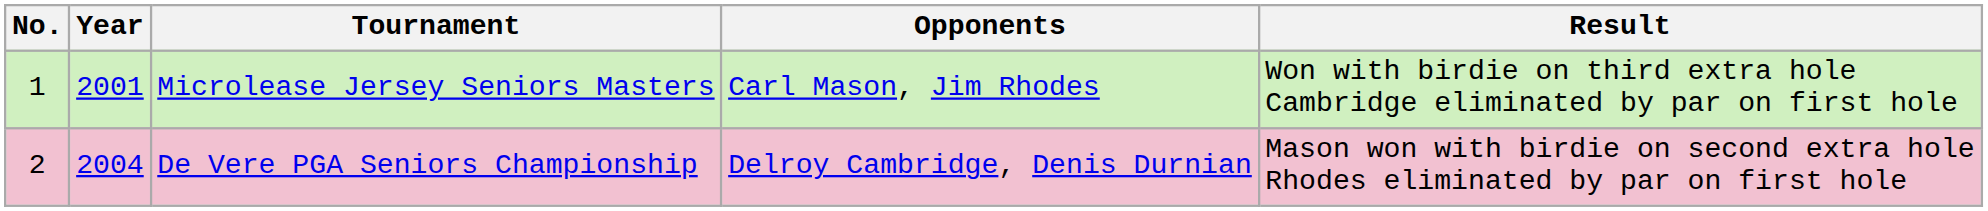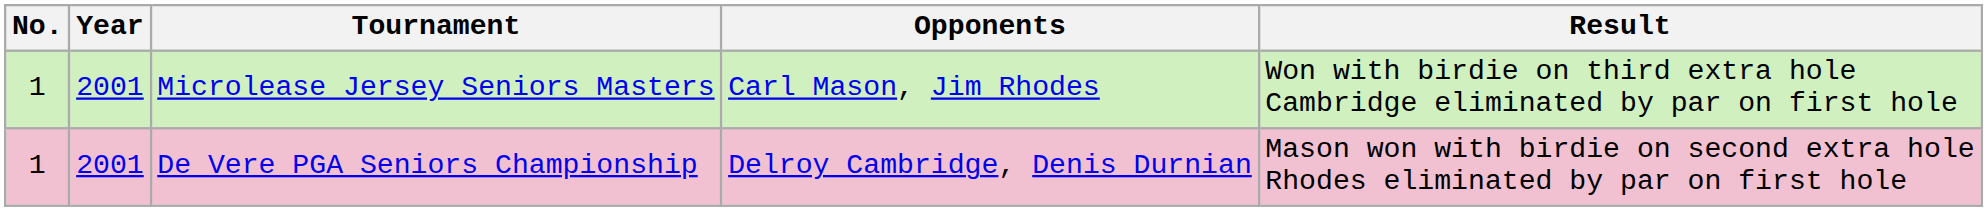(37, 167) 2 -> (37, 167) 1
(110, 167) 2004 -> (110, 167) 2001
